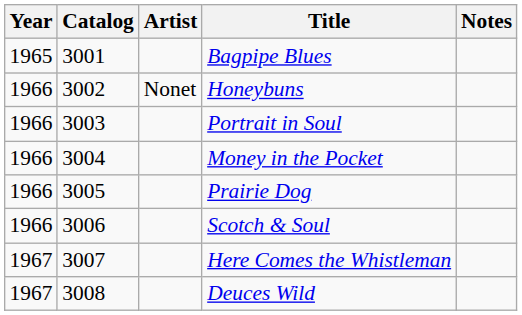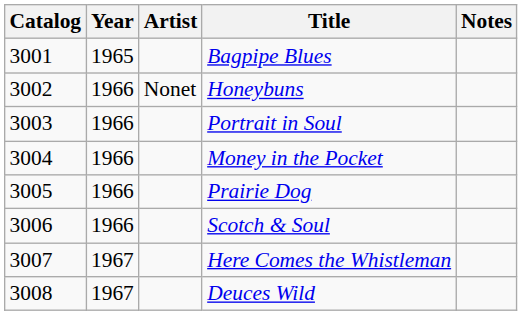columns swapped: (98, 21) <-> (31, 21)
